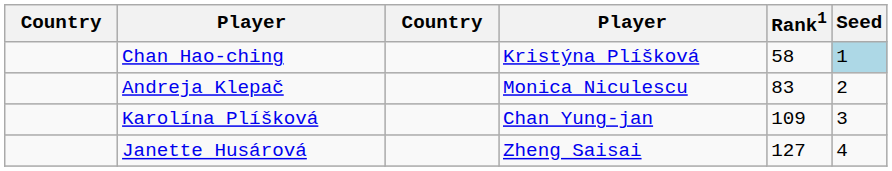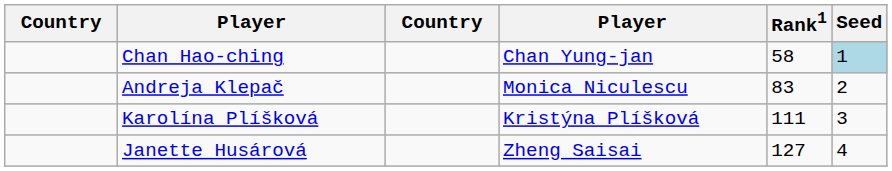(601, 57) Kristýna Plíšková -> (578, 57) Chan Yung-jan
(578, 119) Chan Yung-jan -> (601, 119) Kristýna Plíšková
(788, 119) 109 -> (788, 119) 111
